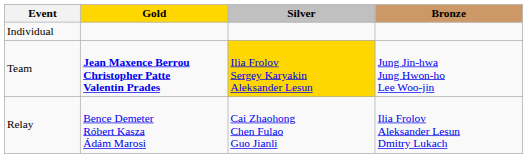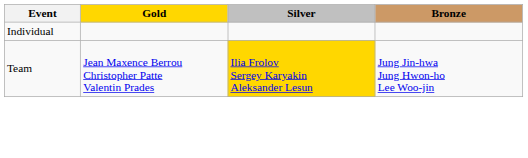(136, 75) bold -> (133, 75) normal
- row: (20, 125)
